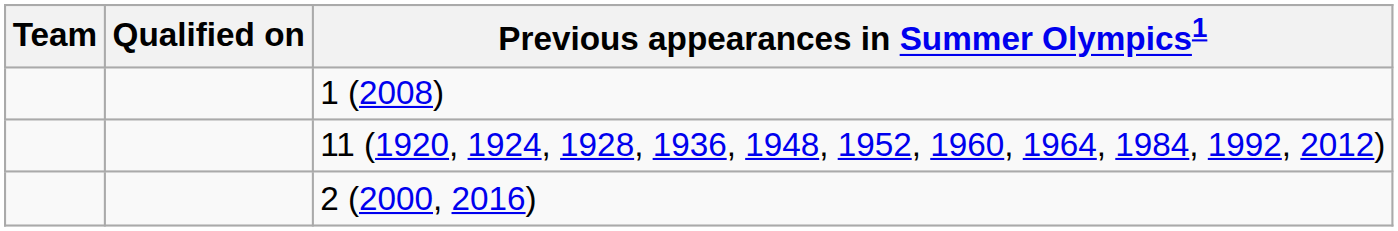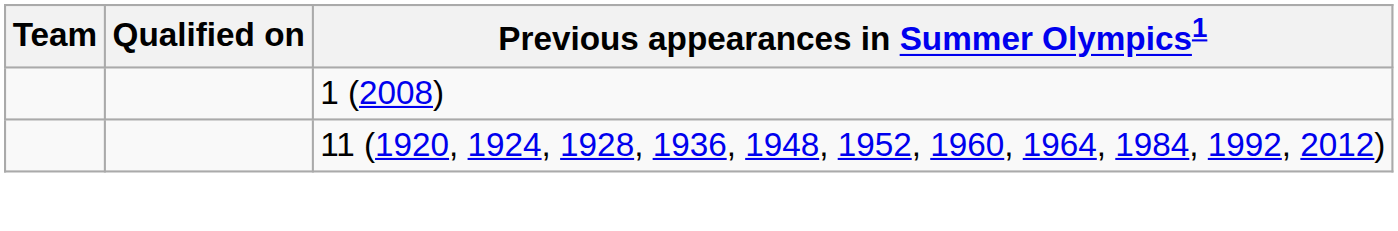- row: (428, 198)
